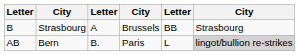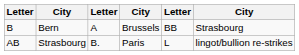(62, 27) Strasbourg -> (48, 27) Bern
(48, 43) Bern -> (62, 43) Strasbourg
(244, 43) lightgrey background -> (244, 43) no background
